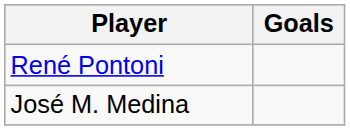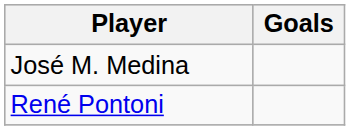rows swapped: (87, 64) <-> (100, 104)
